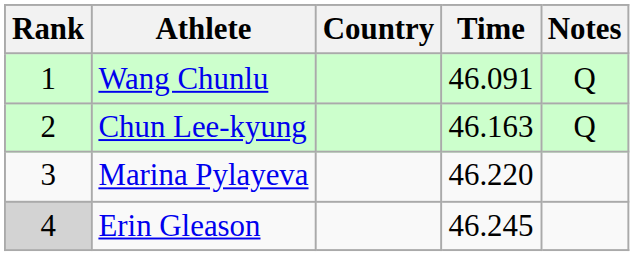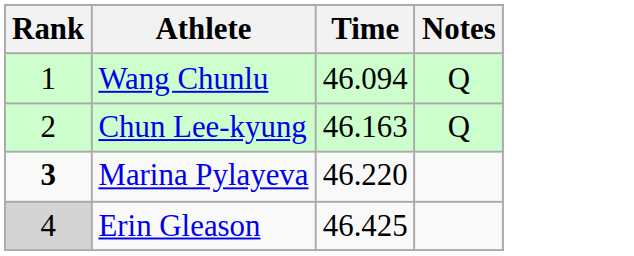- column: (379, 28)
(491, 77) 46.091 -> (365, 77) 46.094
(48, 175) normal -> (48, 175) bold
(491, 224) 46.245 -> (365, 224) 46.425
